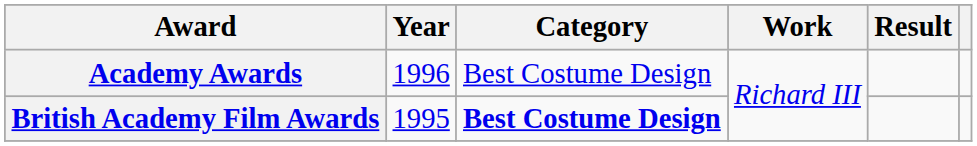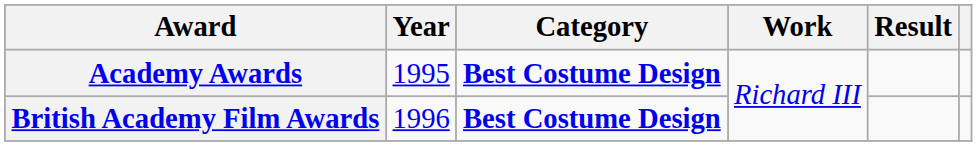(421, 72) 1996 -> (421, 72) 1995
(587, 72) normal -> (592, 72) bold
(421, 118) 1995 -> (421, 118) 1996
